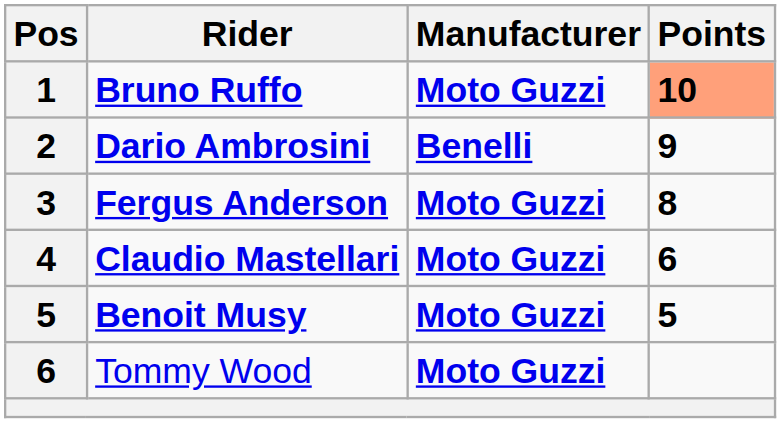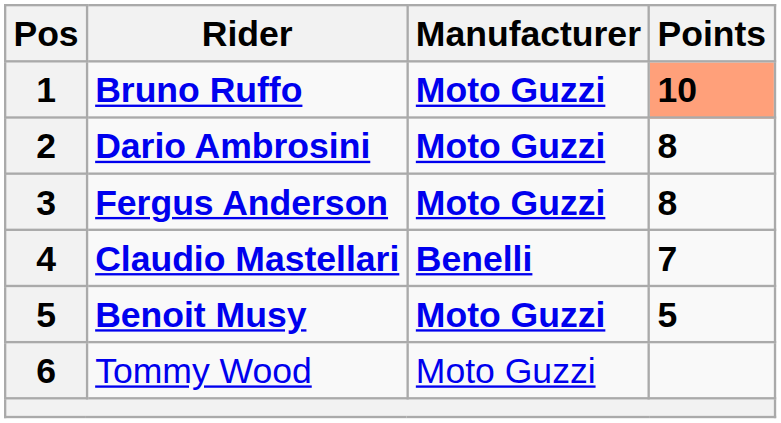(474, 146) Benelli -> (511, 146) Moto Guzzi
(667, 146) 9 -> (667, 146) 8
(511, 259) Moto Guzzi -> (474, 259) Benelli
(667, 259) 6 -> (667, 259) 7
(511, 371) bold -> (506, 371) normal
